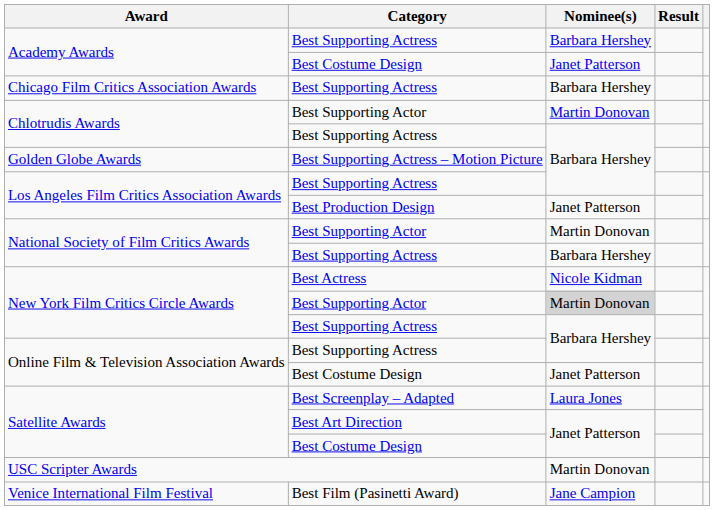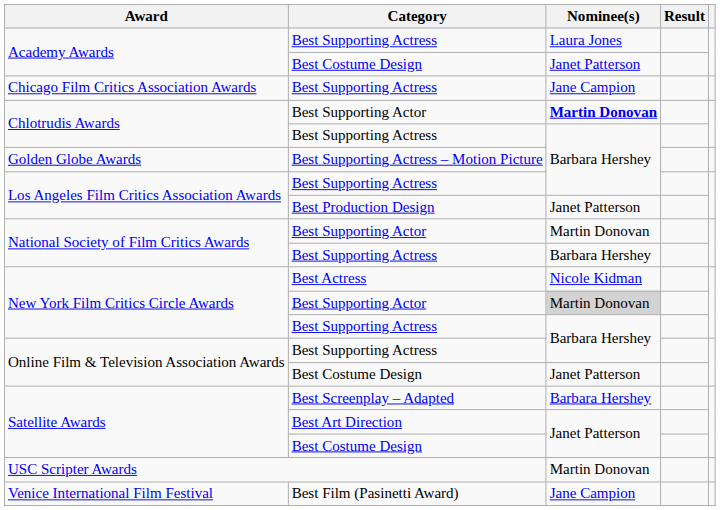(600, 40) Barbara Hershey -> (586, 40) Laura Jones
(600, 87) Barbara Hershey -> (592, 87) Jane Campion
(600, 111) normal -> (603, 111) bold
(586, 398) Laura Jones -> (600, 398) Barbara Hershey
